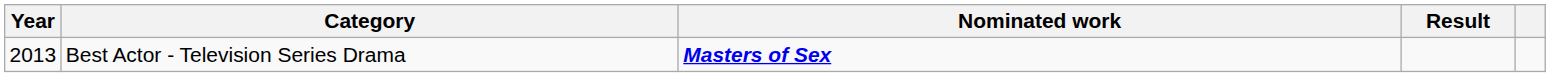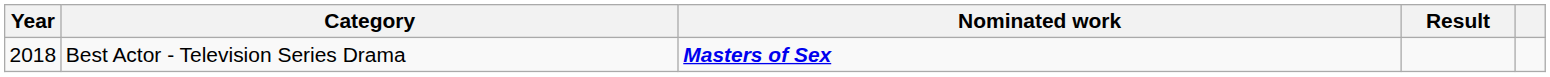(33, 54) 2013 -> (33, 54) 2018
